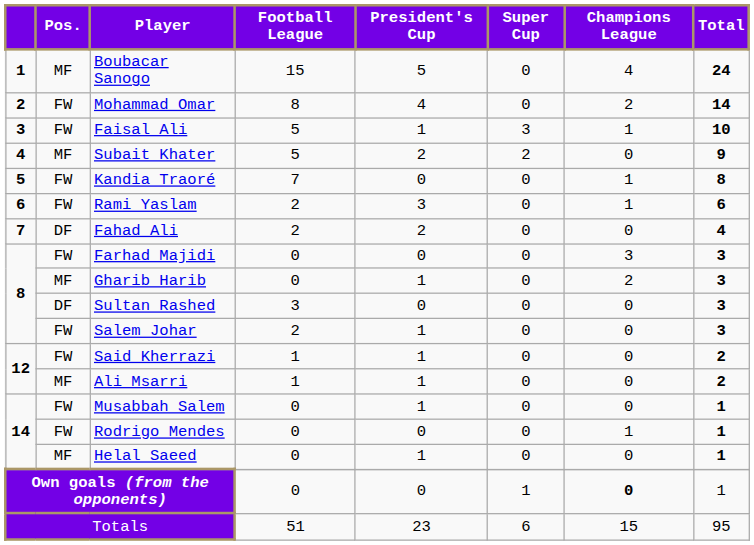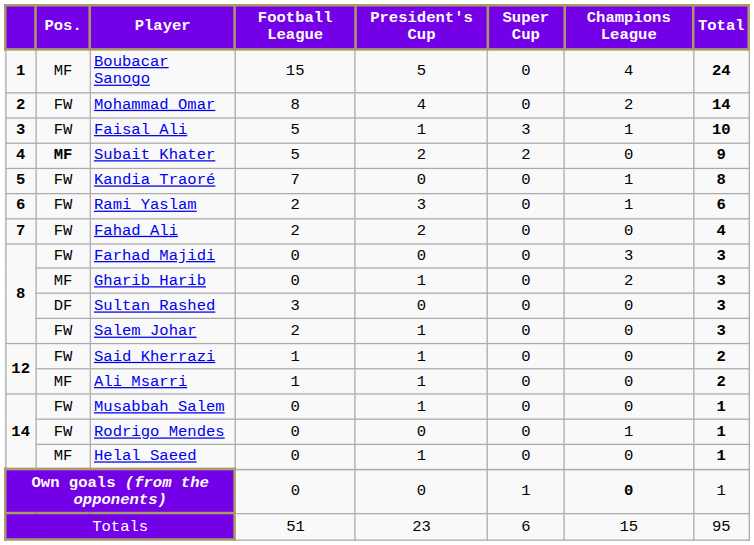(63, 156) normal -> (63, 156) bold
(63, 231) DF -> (63, 231) FW
